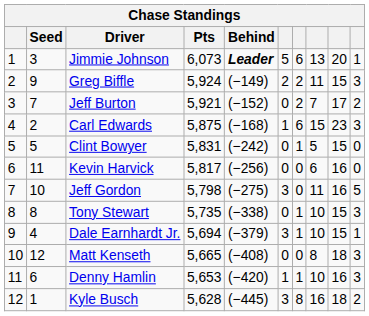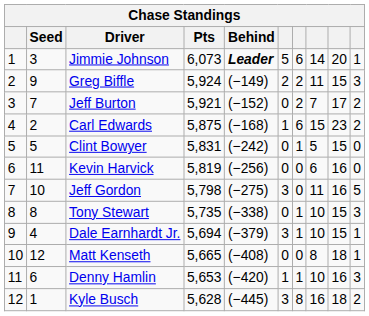(317, 59) 13 -> (317, 59) 14
(357, 125) 3 -> (357, 125) 2
(204, 169) 5,817 -> (204, 169) 5,819
(357, 256) 3 -> (357, 256) 1
